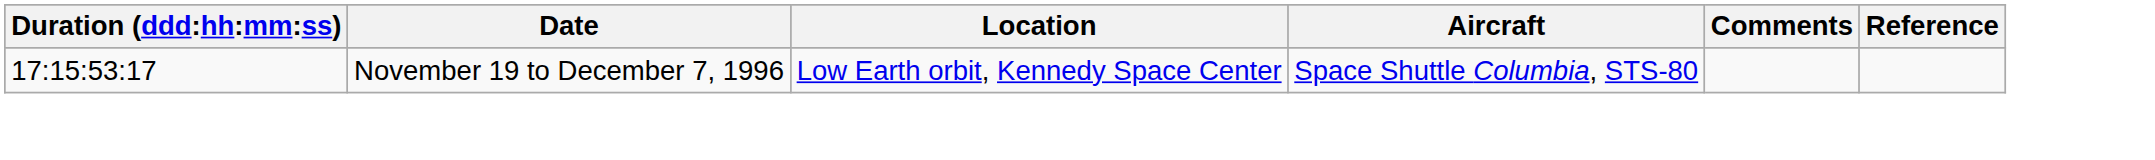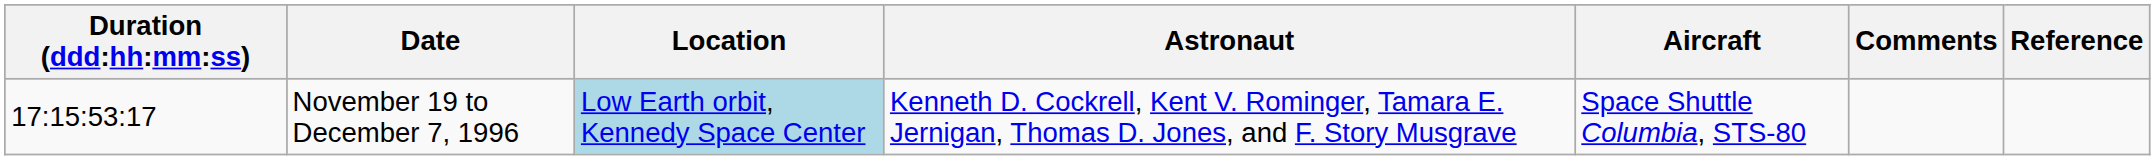+ column: (1229, 41)
(1039, 69) no background -> (723, 116) lightblue background
